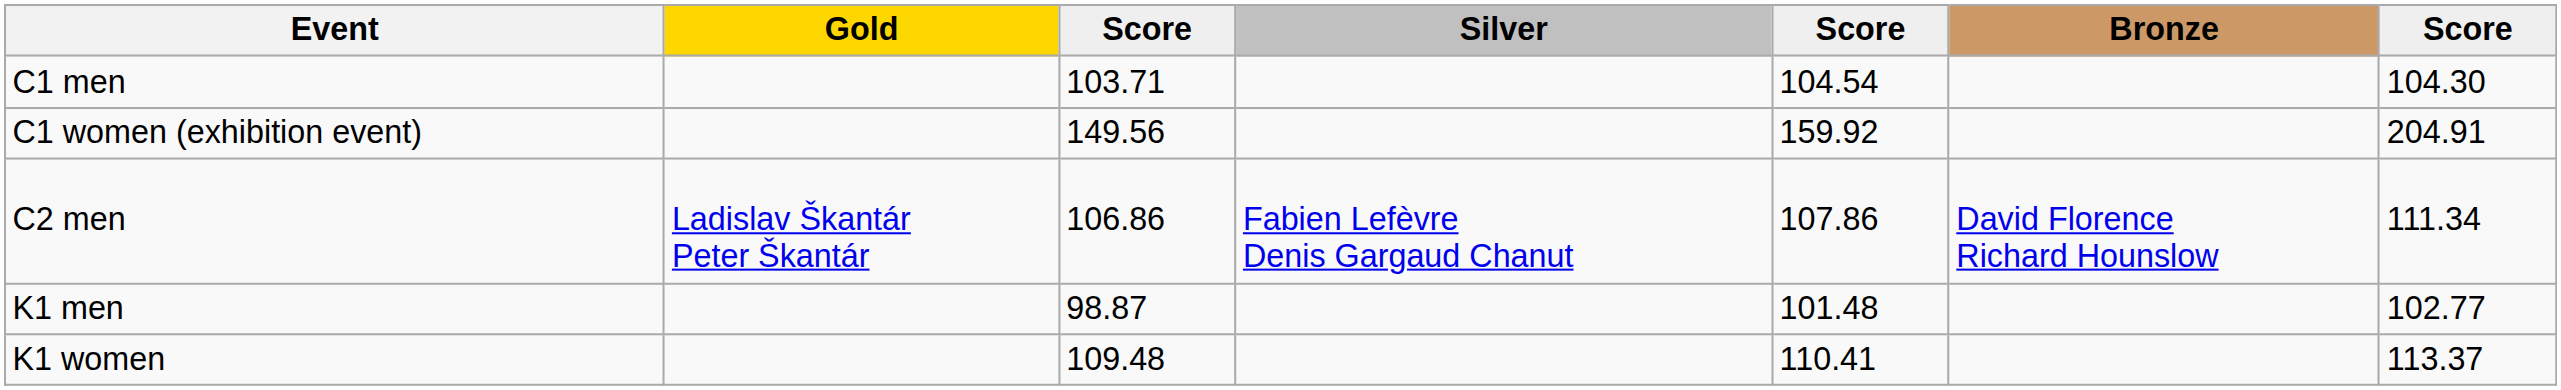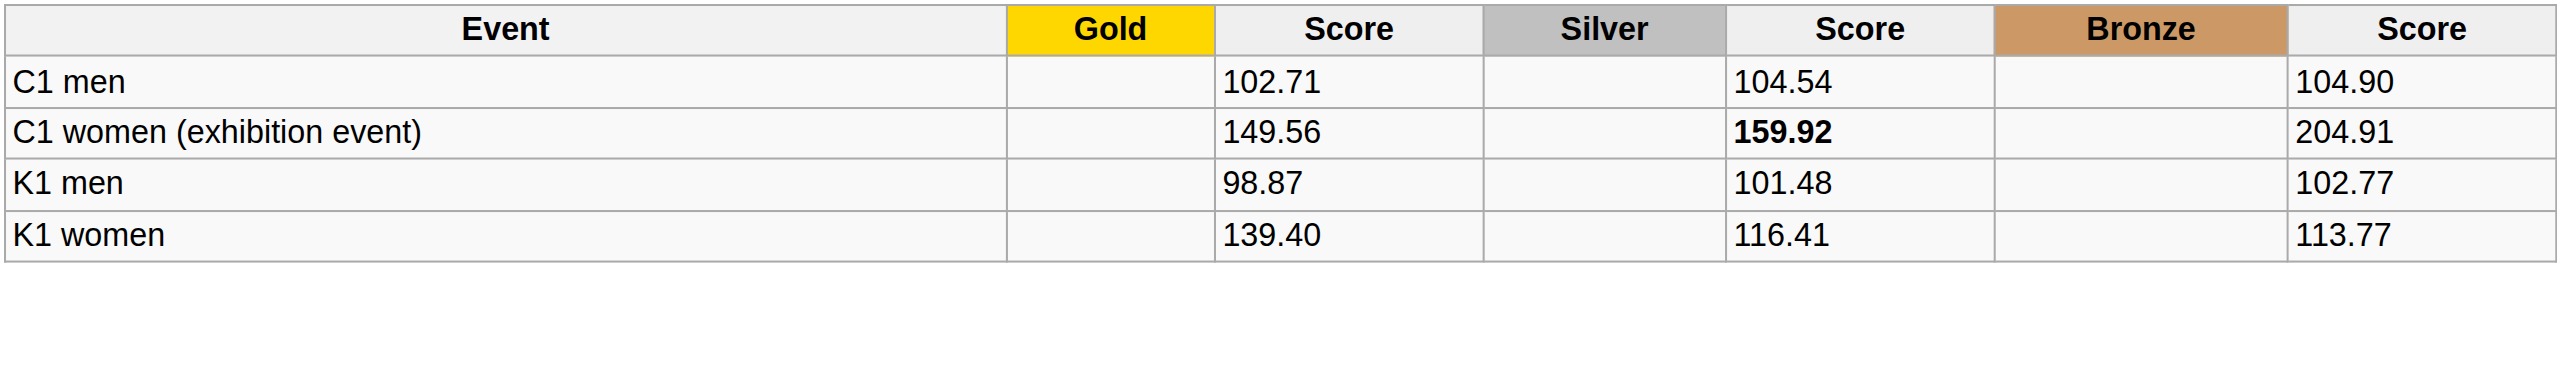(1116, 81) 103.71 -> (1272, 81) 102.71
(2436, 81) 104.30 -> (2345, 81) 104.90
(1829, 132) normal -> (1783, 132) bold
- row: (69, 220)
(1116, 359) 109.48 -> (1272, 235) 139.40
(1828, 359) 110.41 -> (1782, 235) 116.41
(2435, 359) 113.37 -> (2344, 235) 113.77
